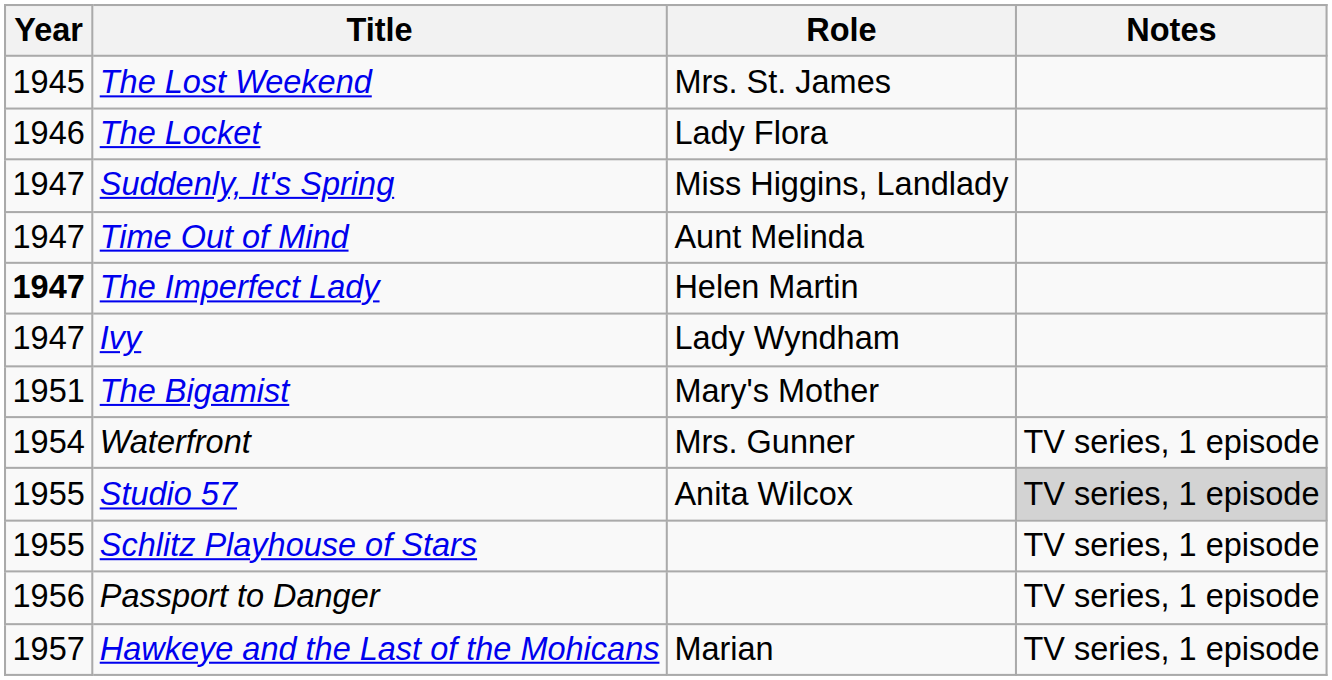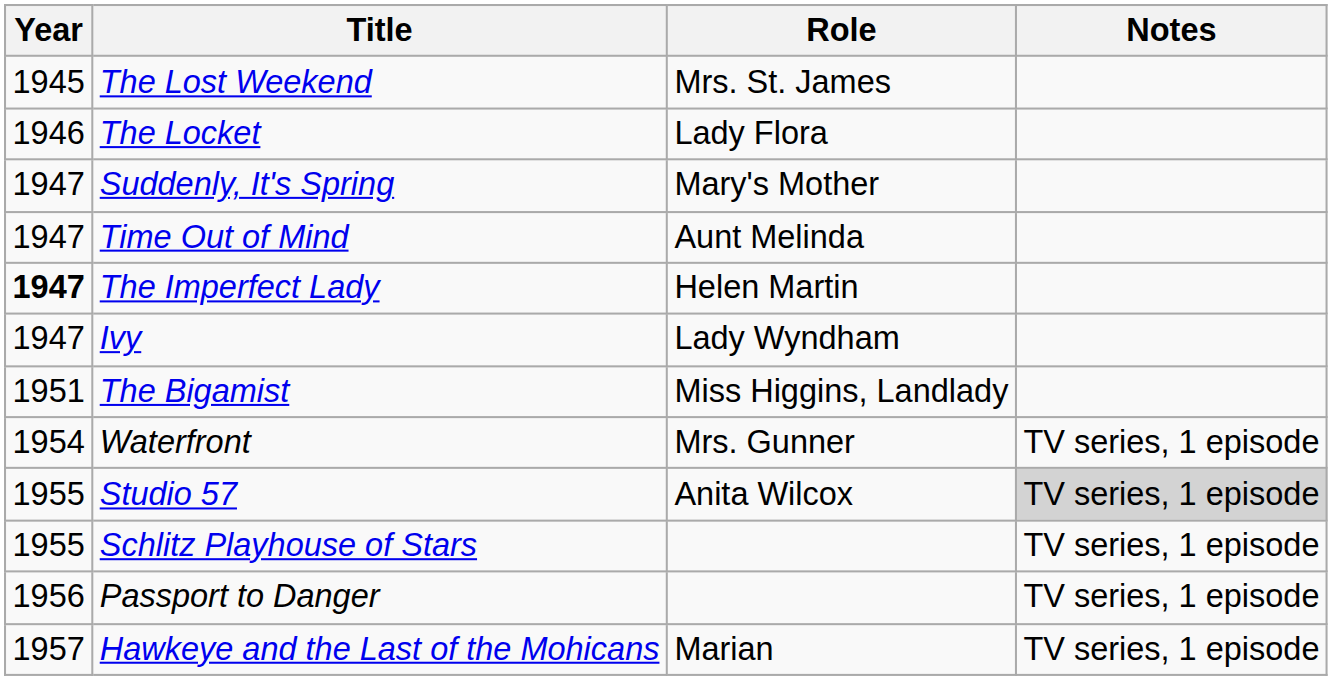(841, 184) Miss Higgins, Landlady -> (777, 184) Mary's Mother
(777, 390) Mary's Mother -> (841, 390) Miss Higgins, Landlady
